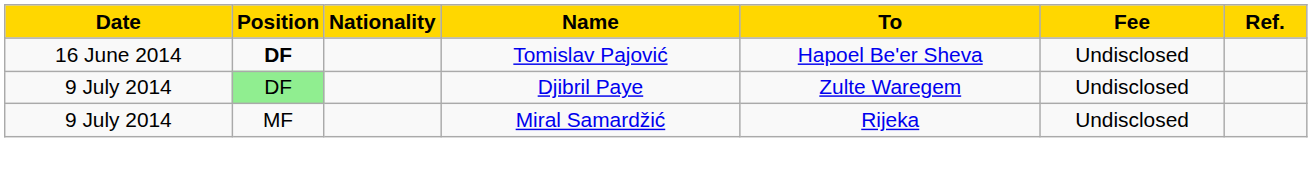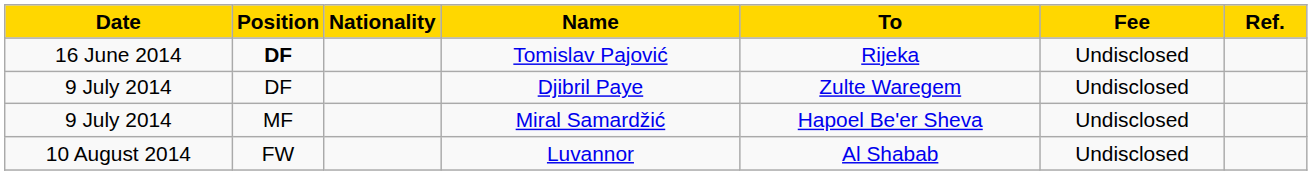(890, 55) Hapoel Be'er Sheva -> (890, 55) Rijeka
(278, 88) lightgreen background -> (278, 88) no background
(890, 121) Rijeka -> (890, 121) Hapoel Be'er Sheva
+ row: (590, 154)
